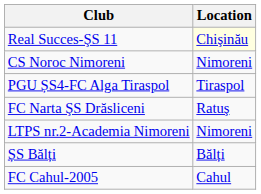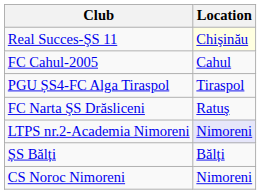rows swapped: (66, 62) <-> (53, 177)
(224, 131) no background -> (224, 131) lavender background
